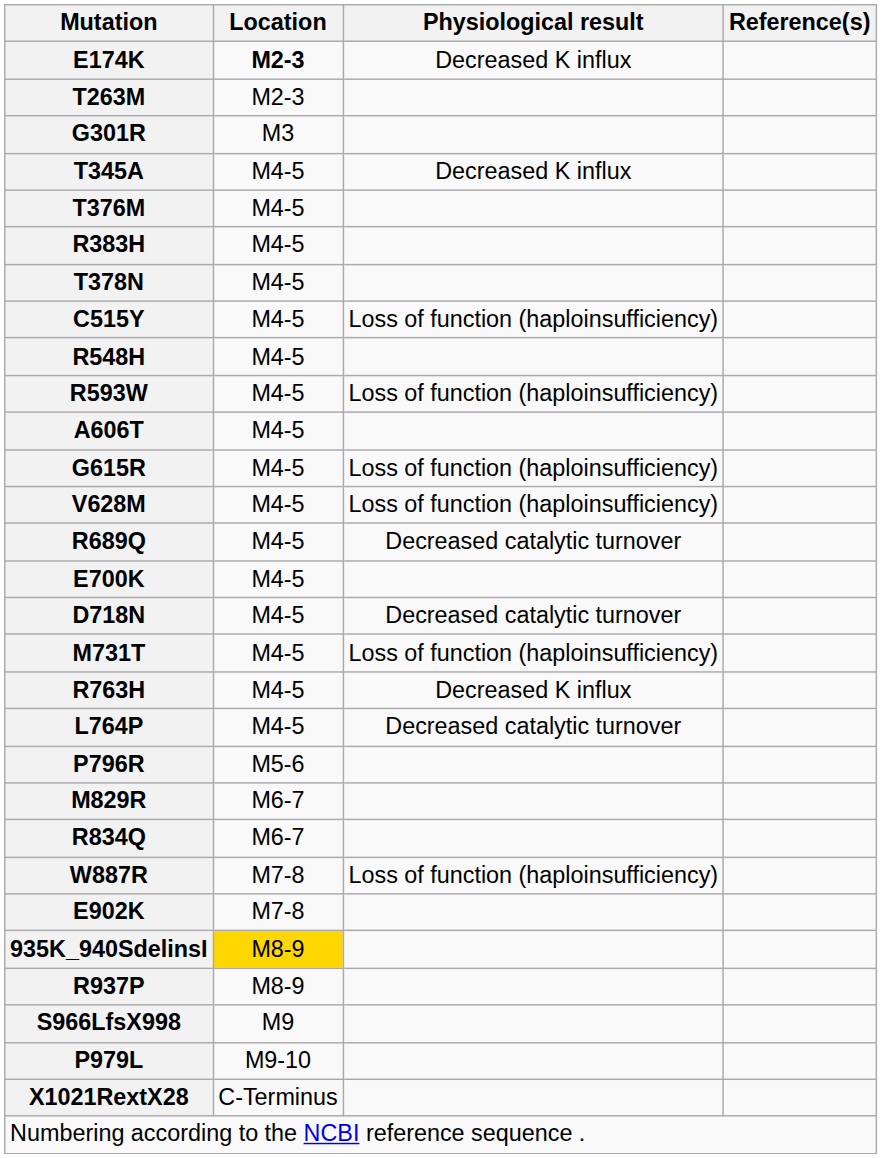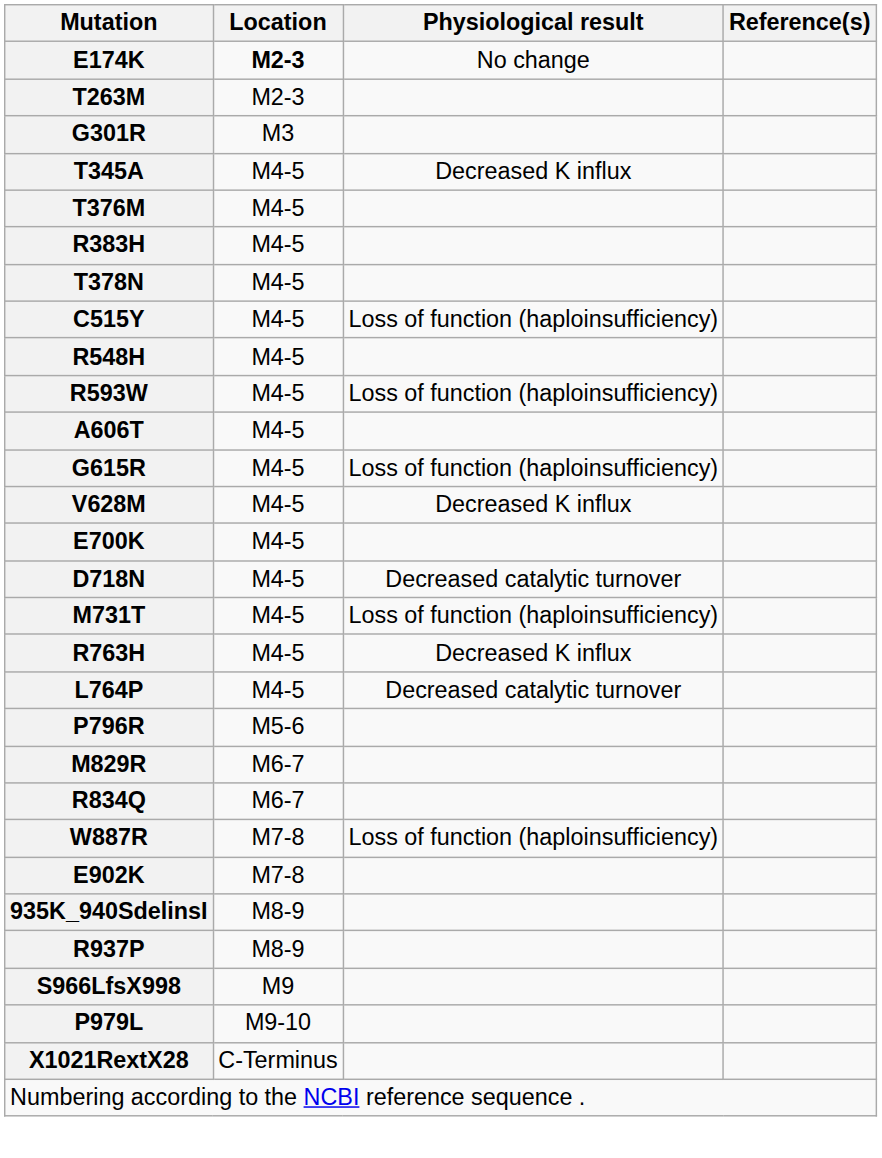(533, 60) Decreased K influx -> (533, 60) No change
(533, 504) Loss of function (haploinsufficiency) -> (533, 504) Decreased K influx
- row: (109, 541)
(278, 949) gold background -> (278, 912) no background
